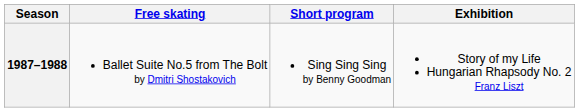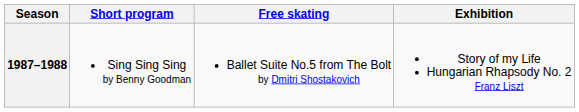columns swapped: (332, 14) <-> (170, 14)
